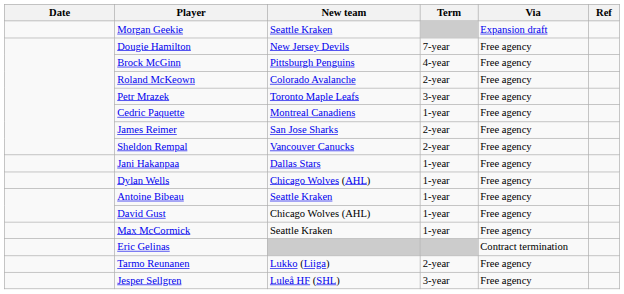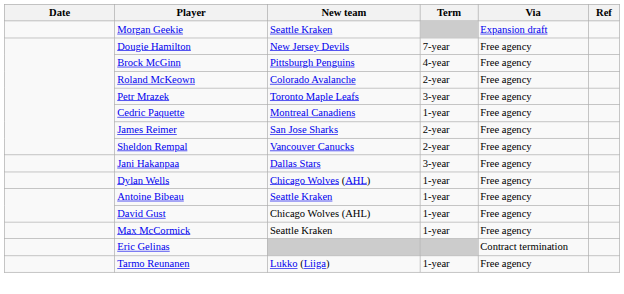(436, 163) 1-year -> (436, 163) 3-year
(436, 264) 2-year -> (436, 264) 1-year
- row: (149, 280)
